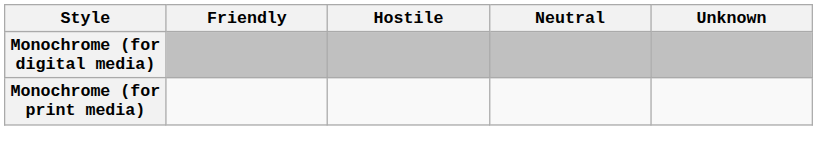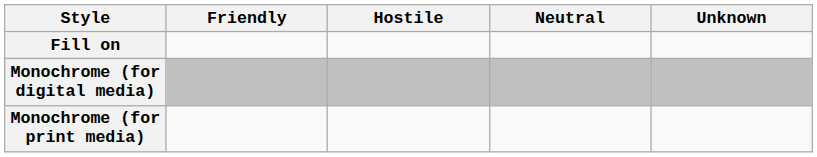+ row: (85, 45)
